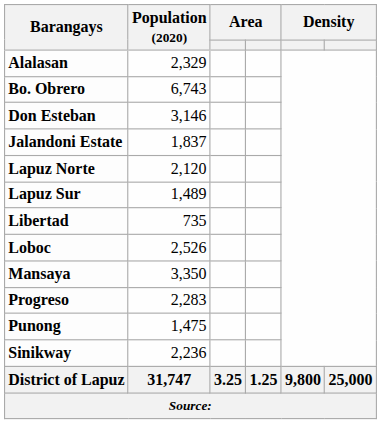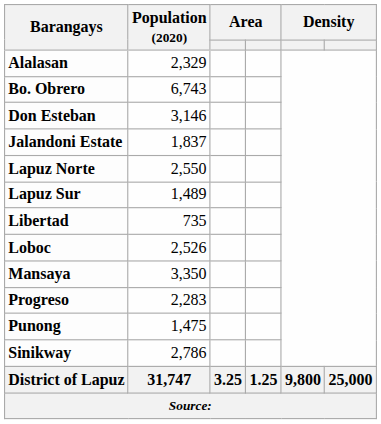(189, 168) 2,120 -> (189, 168) 2,550
(189, 353) 2,236 -> (189, 353) 2,786
